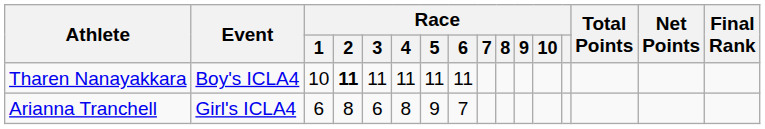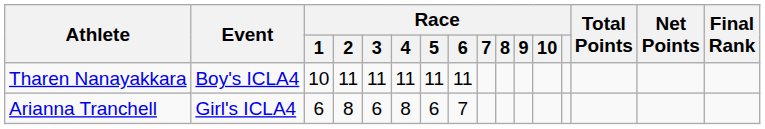(348, 78) bold -> (348, 78) normal
(434, 108) 9 -> (434, 108) 6
